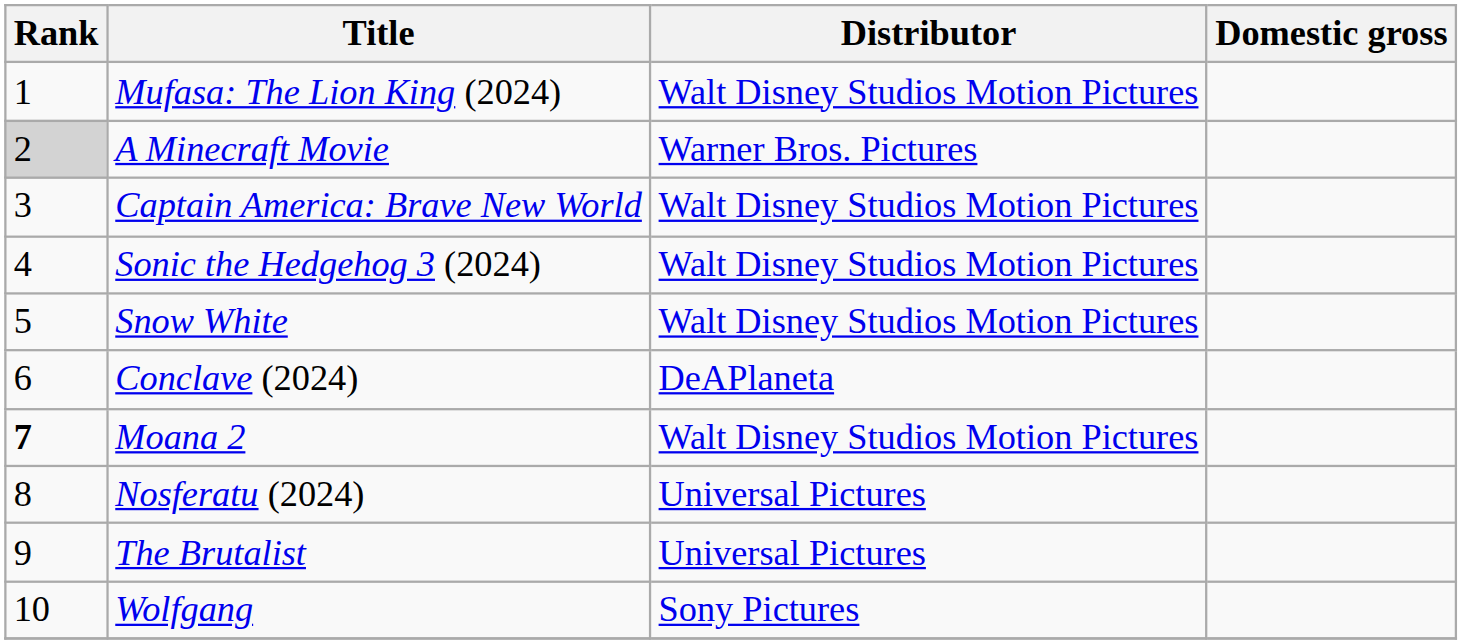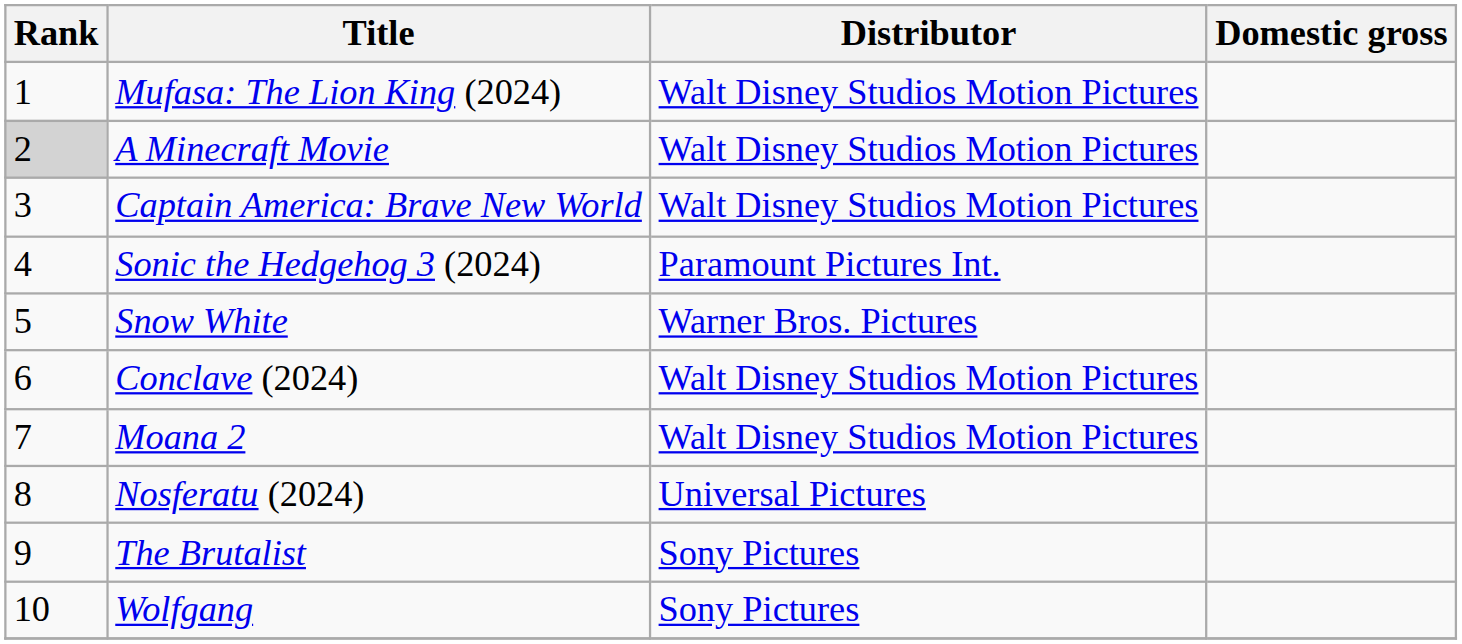(818, 148) Warner Bros. Pictures -> (929, 148) Walt Disney Studios Motion Pictures
(929, 263) Walt Disney Studios Motion Pictures -> (830, 263) Paramount Pictures Int.
(929, 321) Walt Disney Studios Motion Pictures -> (818, 321) Warner Bros. Pictures
(746, 378) DeAPlaneta -> (929, 378) Walt Disney Studios Motion Pictures
(23, 436) bold -> (23, 436) normal
(792, 551) Universal Pictures -> (759, 551) Sony Pictures
